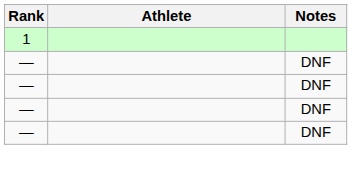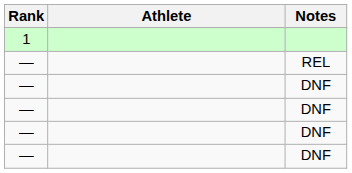+ row: (26, 62)
